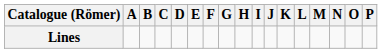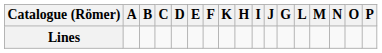columns swapped: (227, 15) <-> (286, 15)
